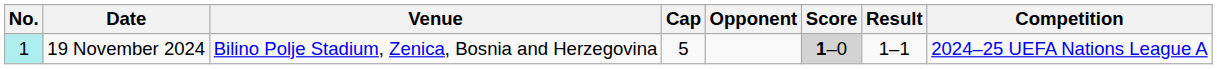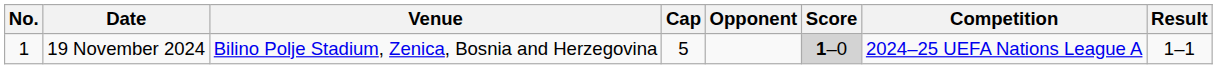columns swapped: (894, 19) <-> (1069, 19)
(24, 48) paleturquoise background -> (24, 48) no background
